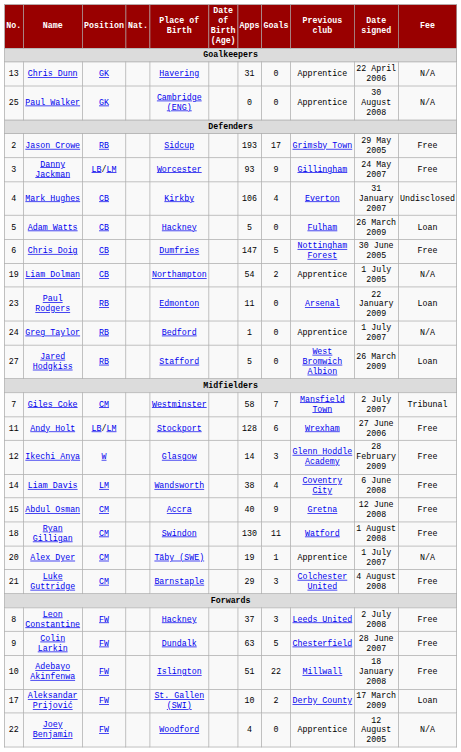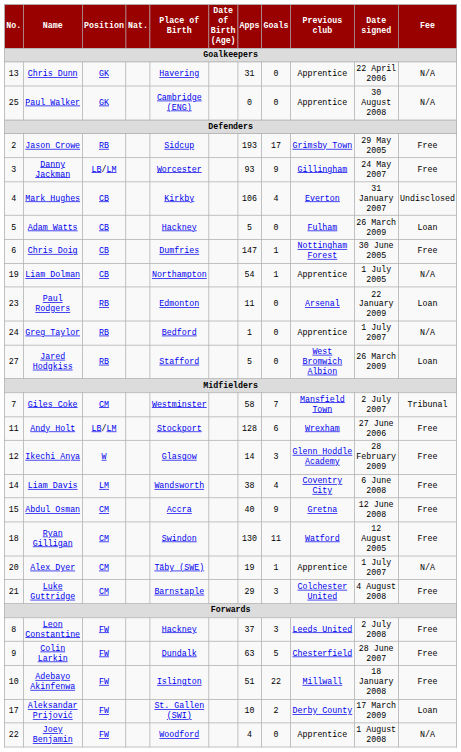(276, 251) 5 -> (276, 251) 1
(276, 275) 2 -> (276, 275) 1
(376, 534) 1 August 2008 -> (376, 539) 12 August 2005
(376, 730) 12 August 2005 -> (376, 735) 1 August 2008
